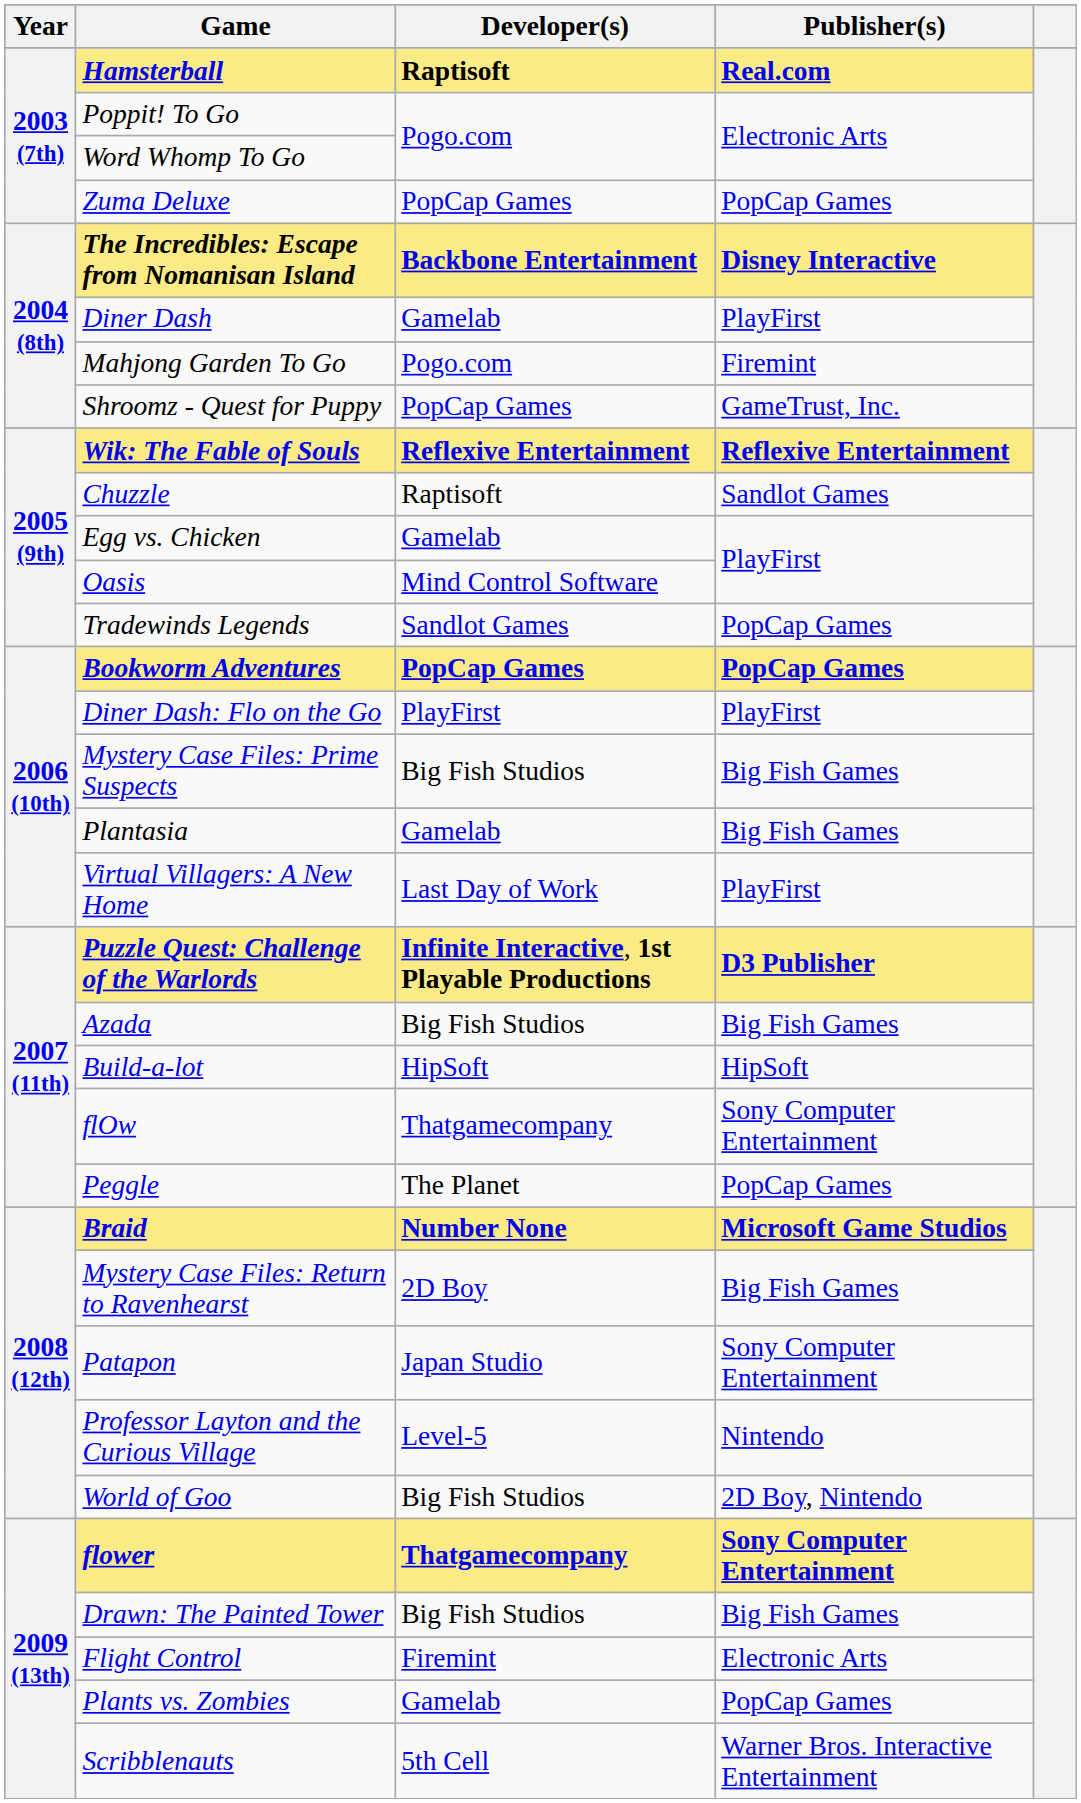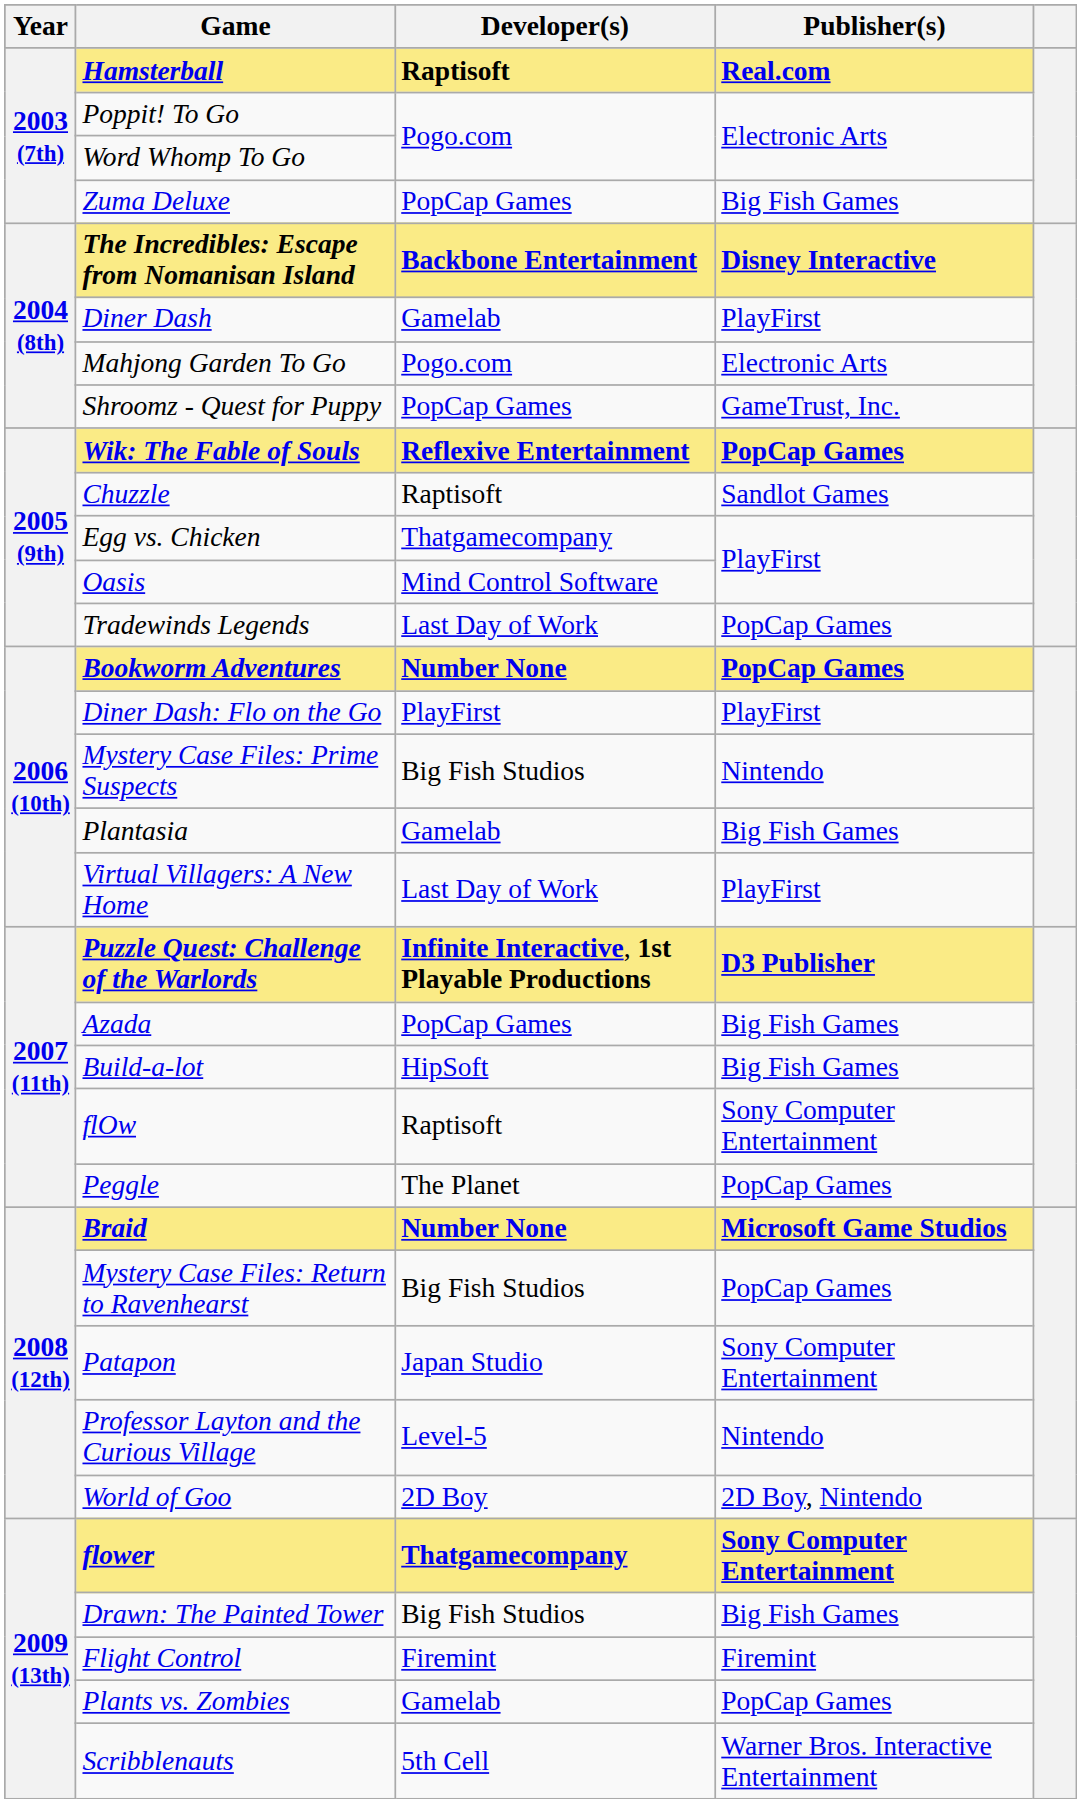(807, 200) PopCap Games -> (810, 200) Big Fish Games
(769, 362) Firemint -> (804, 362) Electronic Arts
(865, 450) Reflexive Entertainment -> (813, 450) PopCap Games
(451, 537) Gamelab -> (507, 537) Thatgamecompany
(485, 624) Sandlot Games -> (500, 624) Last Day of Work
(493, 668) PopCap Games -> (484, 668) Number None
(810, 771) Big Fish Games -> (772, 771) Nintendo
(493, 1023) Big Fish Studios -> (486, 1023) PopCap Games
(765, 1066) HipSoft -> (810, 1066) Big Fish Games
(507, 1125) Thatgamecompany -> (452, 1125) Raptisoft
(444, 1287) 2D Boy -> (493, 1287) Big Fish Studios
(810, 1287) Big Fish Games -> (807, 1287) PopCap Games
(493, 1496) Big Fish Studios -> (444, 1496) 2D Boy
(804, 1657) Electronic Arts -> (769, 1657) Firemint
